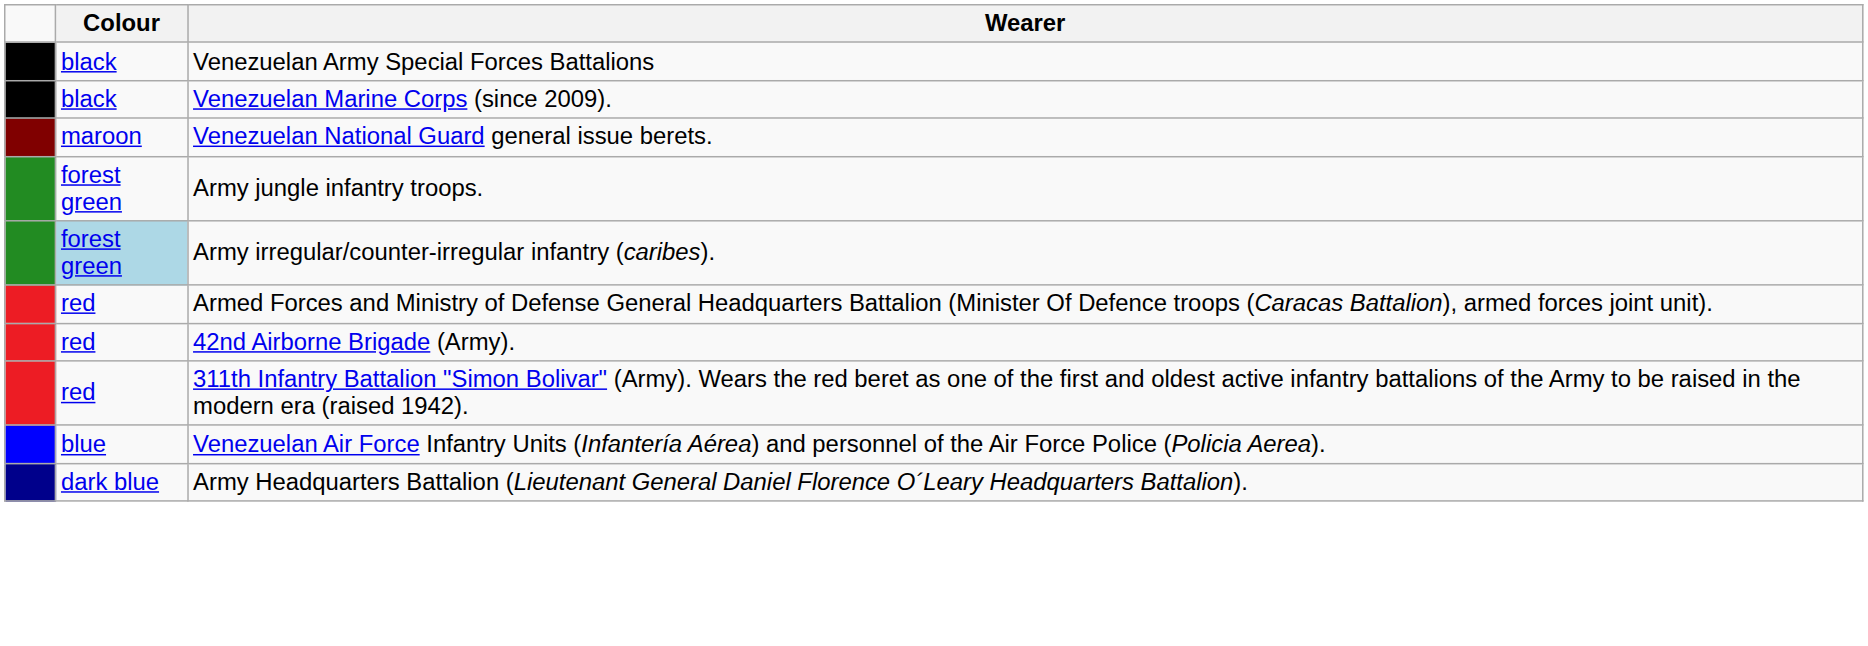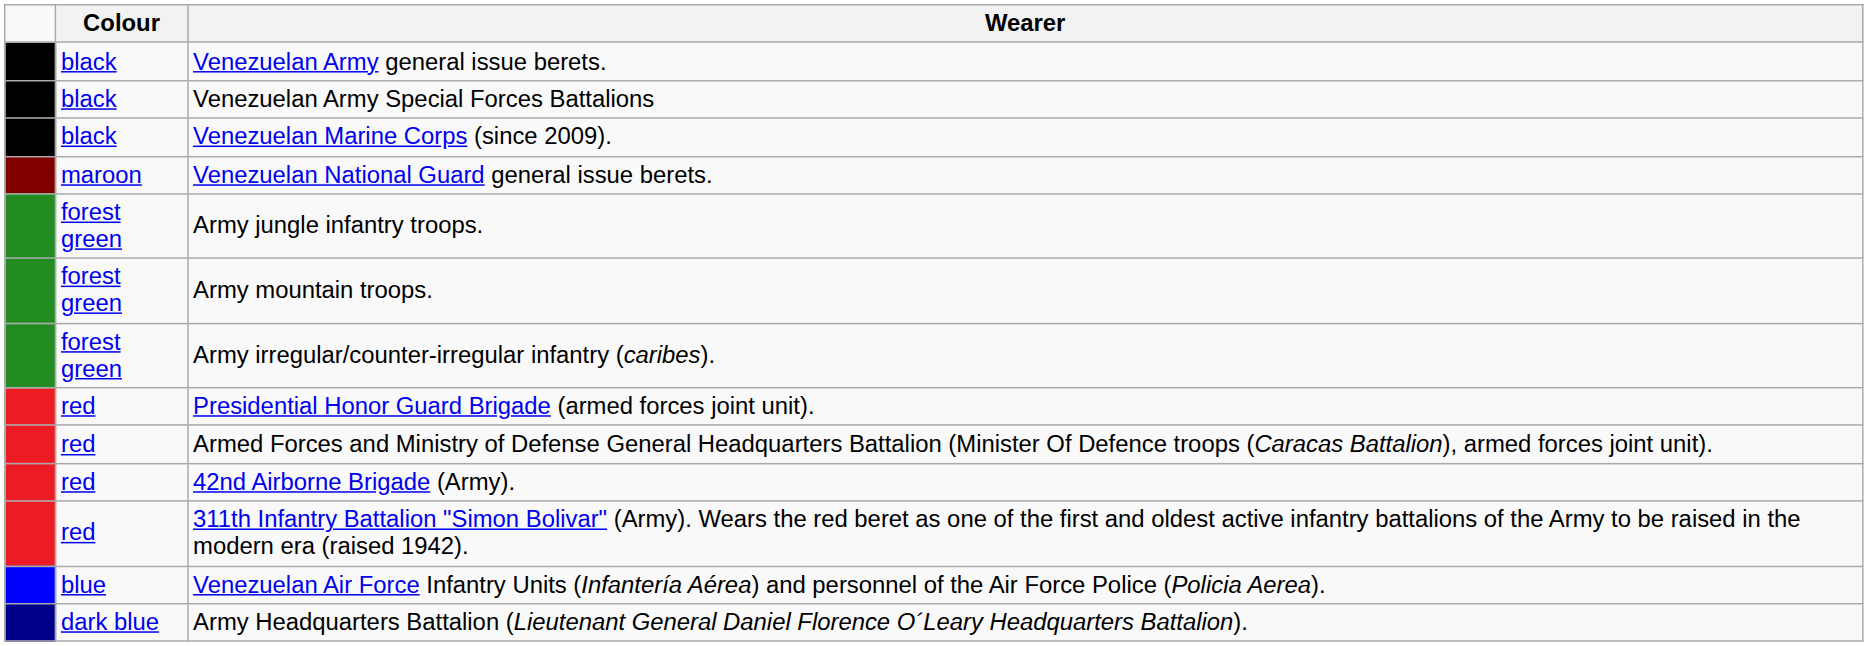+ row: (400, 61)
+ row: (313, 290)
(91, 252) lightblue background -> (91, 355) no background
+ row: (504, 406)
